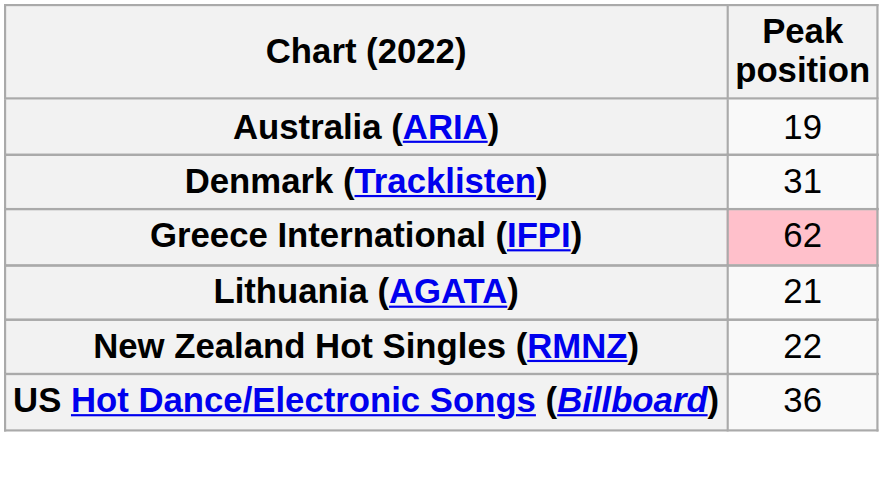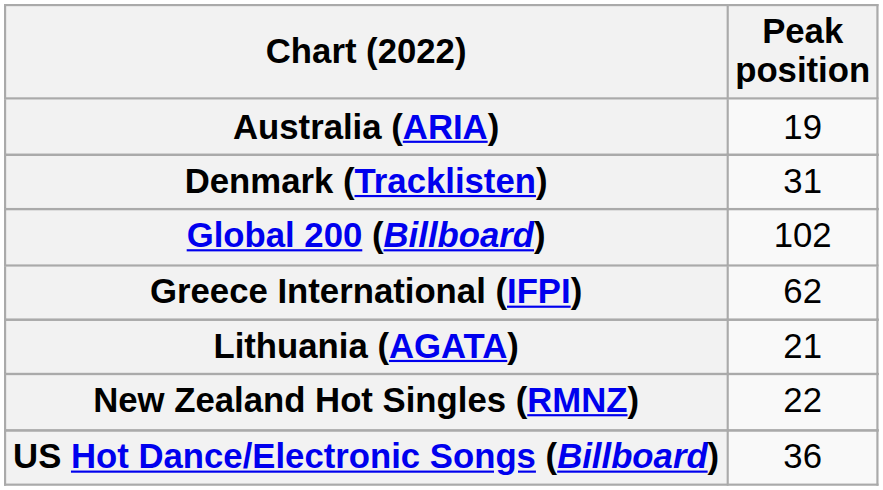+ row: (366, 236)
(803, 236) pink background -> (803, 291) no background
